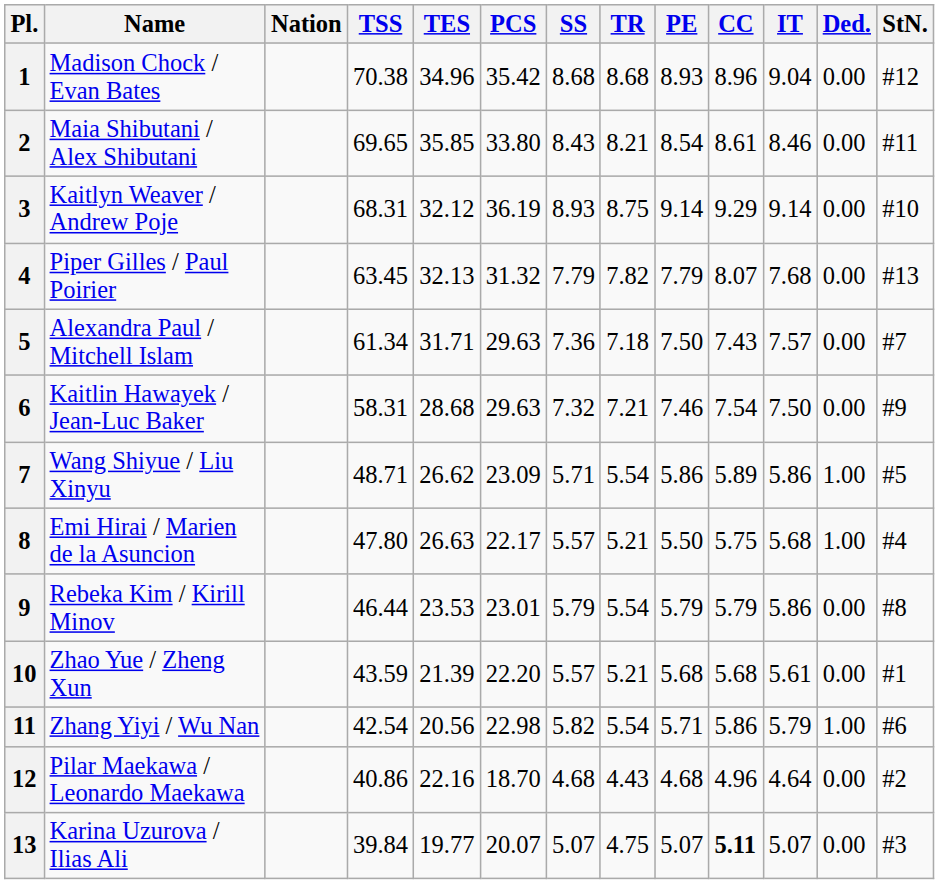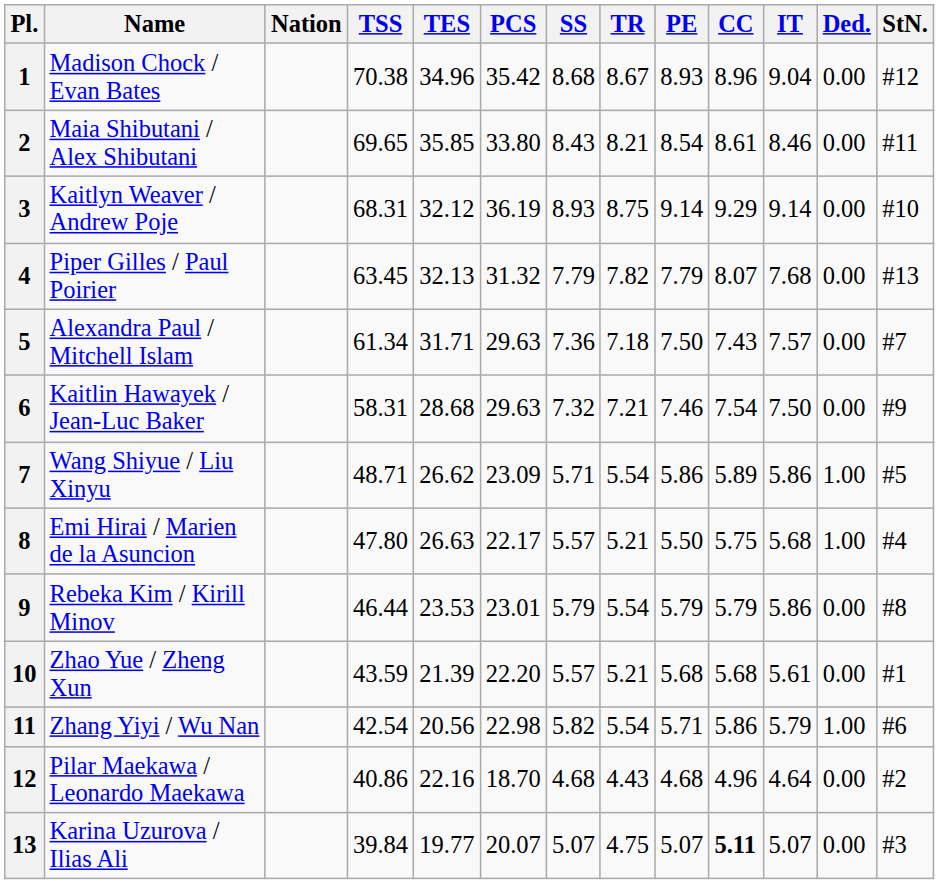(628, 76) 8.68 -> (628, 76) 8.67
